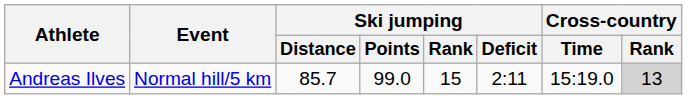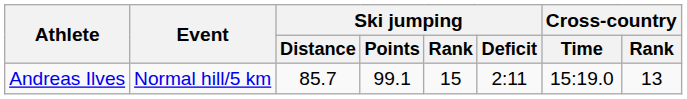(392, 79) 99.0 -> (392, 79) 99.1
(652, 79) lightgrey background -> (652, 79) no background
